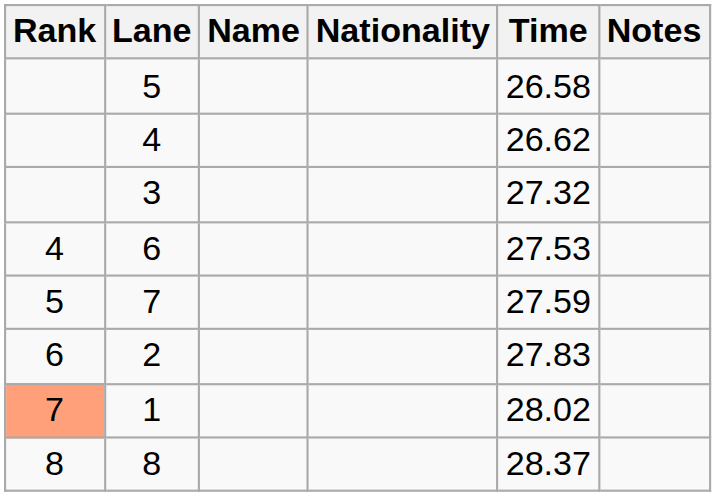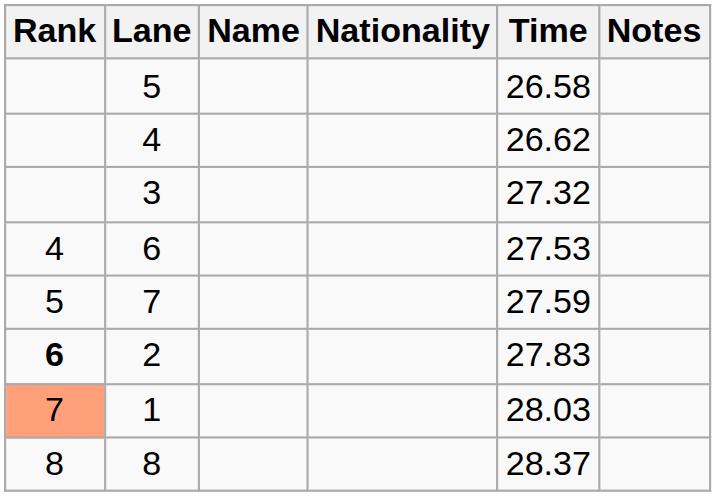(55, 355) normal -> (55, 355) bold
(548, 409) 28.02 -> (548, 409) 28.03
